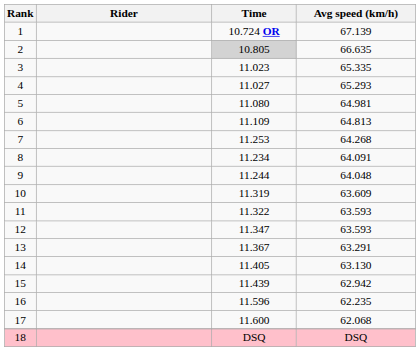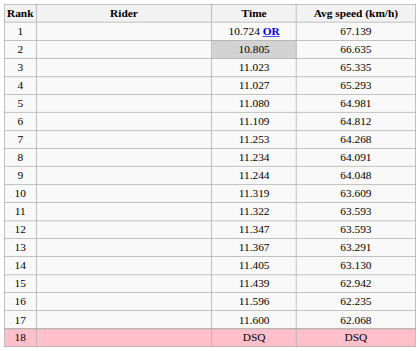(356, 121) 64.813 -> (356, 121) 64.812
